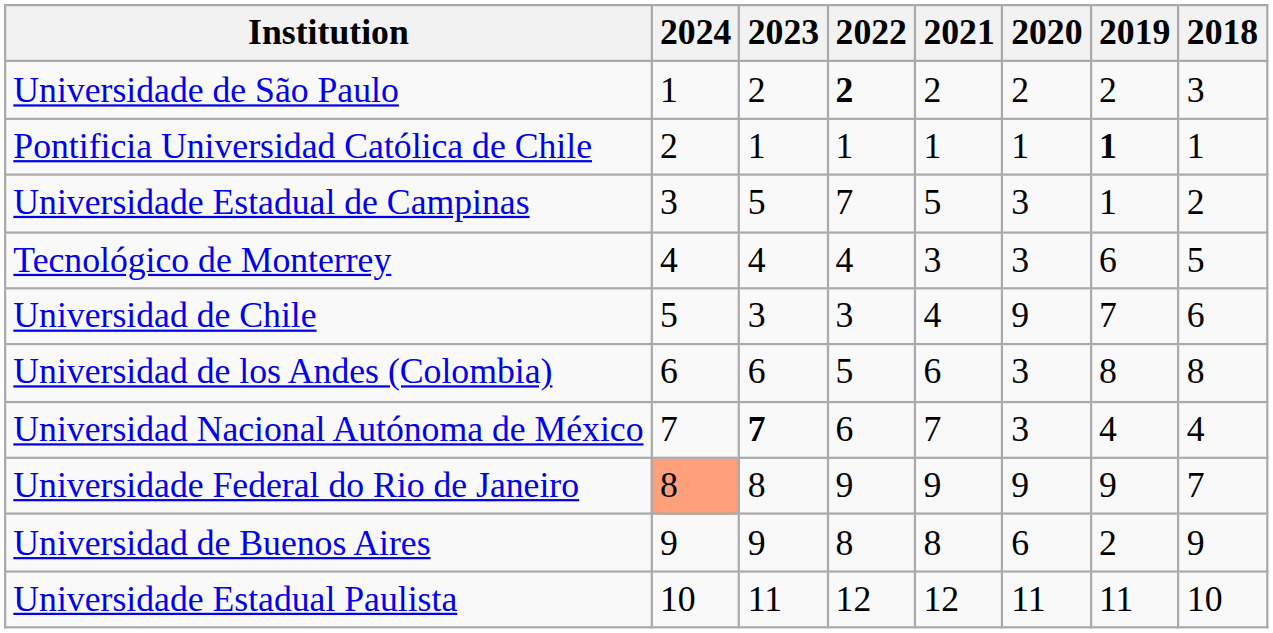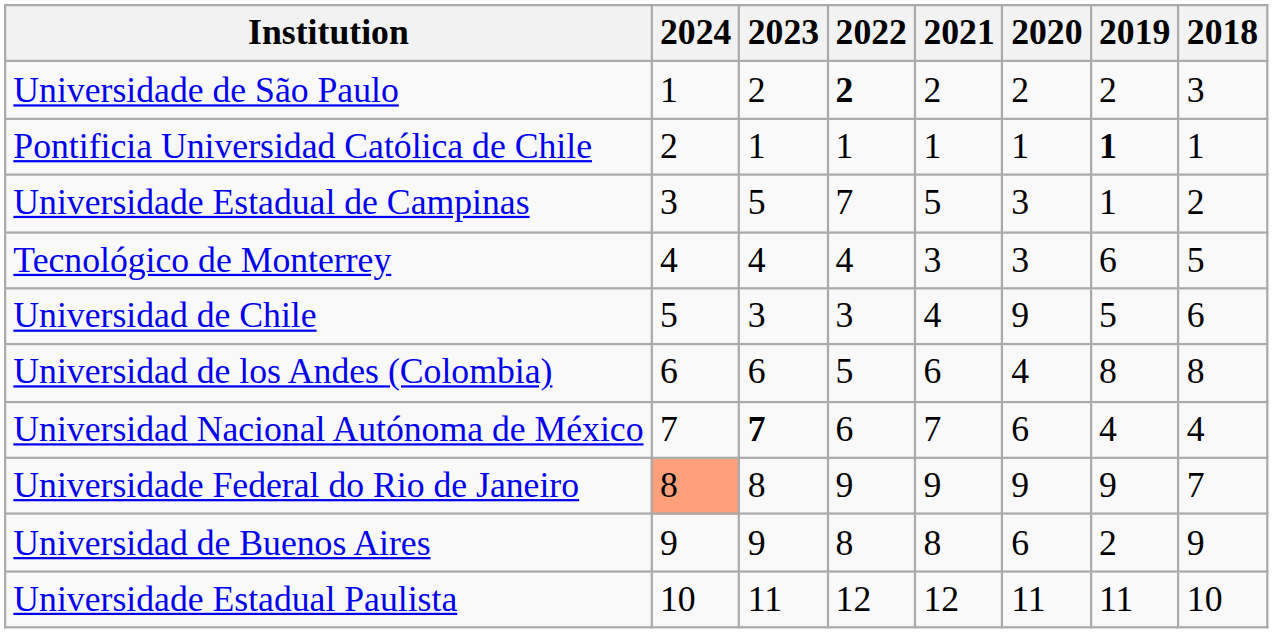(1108, 315) 7 -> (1108, 315) 5
(1020, 372) 3 -> (1020, 372) 4
(1020, 428) 3 -> (1020, 428) 6
